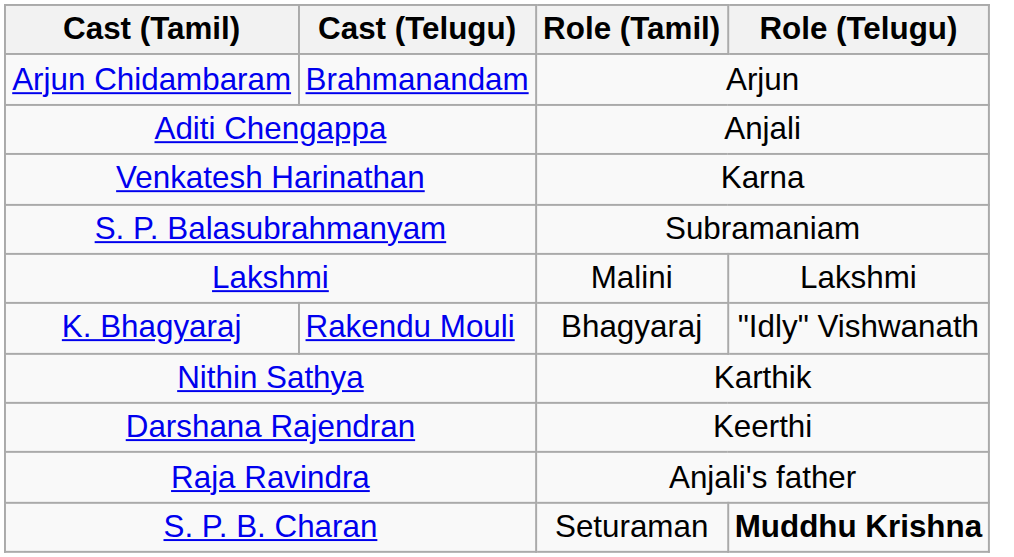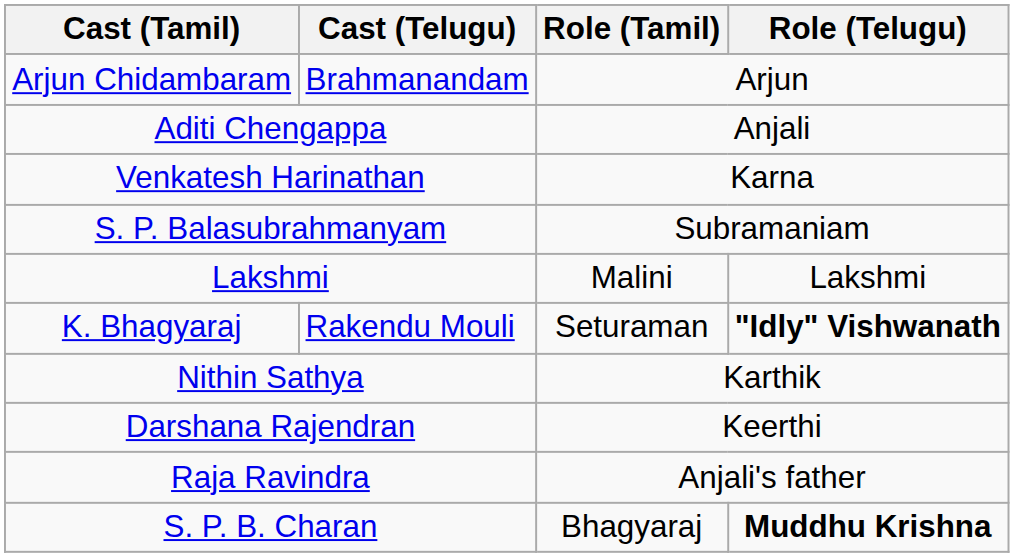(632, 327) Bhagyaraj -> (632, 327) Seturaman
(858, 327) normal -> (868, 327) bold
(632, 526) Seturaman -> (632, 526) Bhagyaraj
